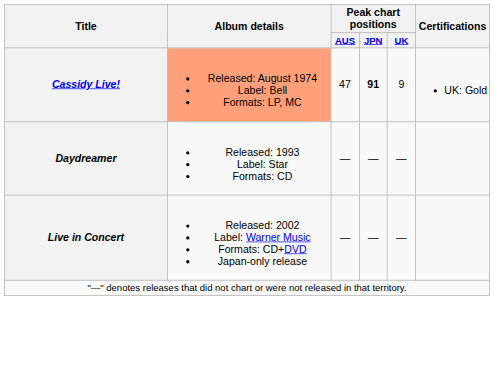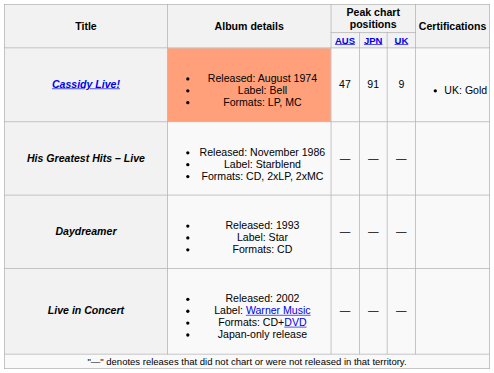(373, 84) bold -> (373, 84) normal
+ row: (86, 158)
